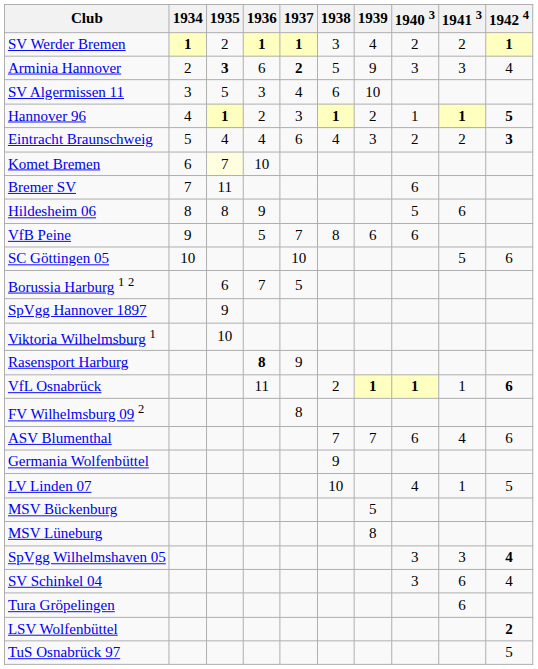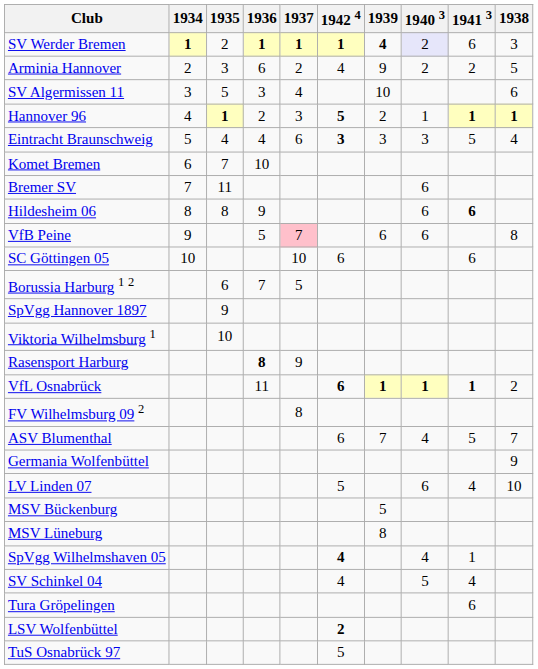columns swapped: (336, 18) <-> (509, 18)
(373, 44) normal -> (383, 44) bold
(415, 44) no background -> (425, 44) lavender background
(462, 44) 2 -> (472, 44) 6
(225, 68) bold -> (225, 68) normal
(299, 68) bold -> (299, 68) normal
(415, 68) 3 -> (425, 68) 2
(462, 68) 3 -> (472, 68) 2
(415, 139) 2 -> (425, 139) 3
(462, 139) 2 -> (472, 139) 5
(225, 163) lightyellow background -> (225, 163) no background
(415, 211) 5 -> (425, 211) 6
(462, 211) normal -> (472, 211) bold
(299, 235) no background -> (299, 235) pink background
(462, 259) 5 -> (472, 259) 6
(462, 386) normal -> (472, 386) bold
(415, 438) 6 -> (425, 438) 4
(462, 438) 4 -> (472, 438) 5
(415, 485) 4 -> (425, 485) 6
(462, 485) 1 -> (472, 485) 4
(415, 557) 3 -> (425, 557) 4
(462, 557) 3 -> (472, 557) 1
(415, 581) 3 -> (425, 581) 5
(462, 581) 6 -> (472, 581) 4
